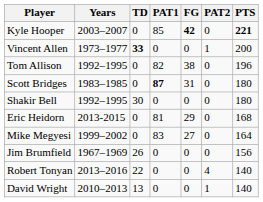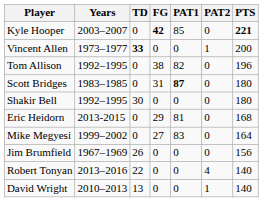columns swapped: (191, 13) <-> (166, 13)
